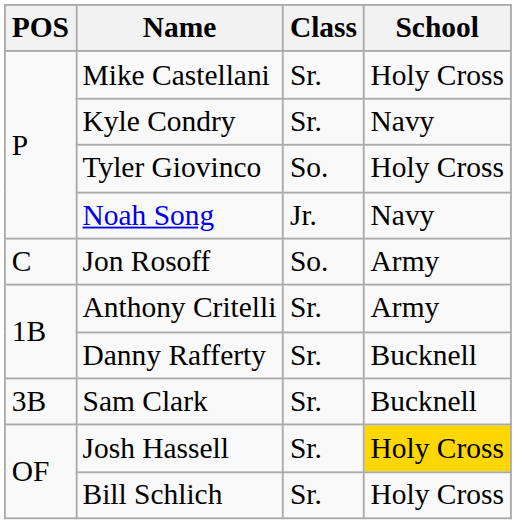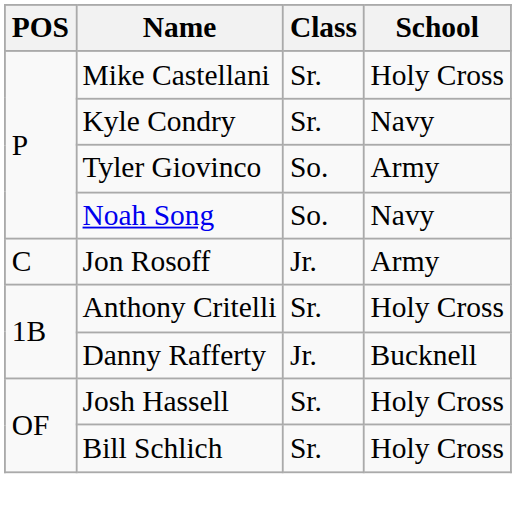(437, 167) Holy Cross -> (405, 167) Army
(303, 214) Jr. -> (309, 214) So.
(309, 261) So. -> (303, 261) Jr.
(405, 307) Army -> (437, 307) Holy Cross
(306, 354) Sr. -> (303, 354) Jr.
- row: (145, 401)
(437, 448) gold background -> (437, 401) no background
